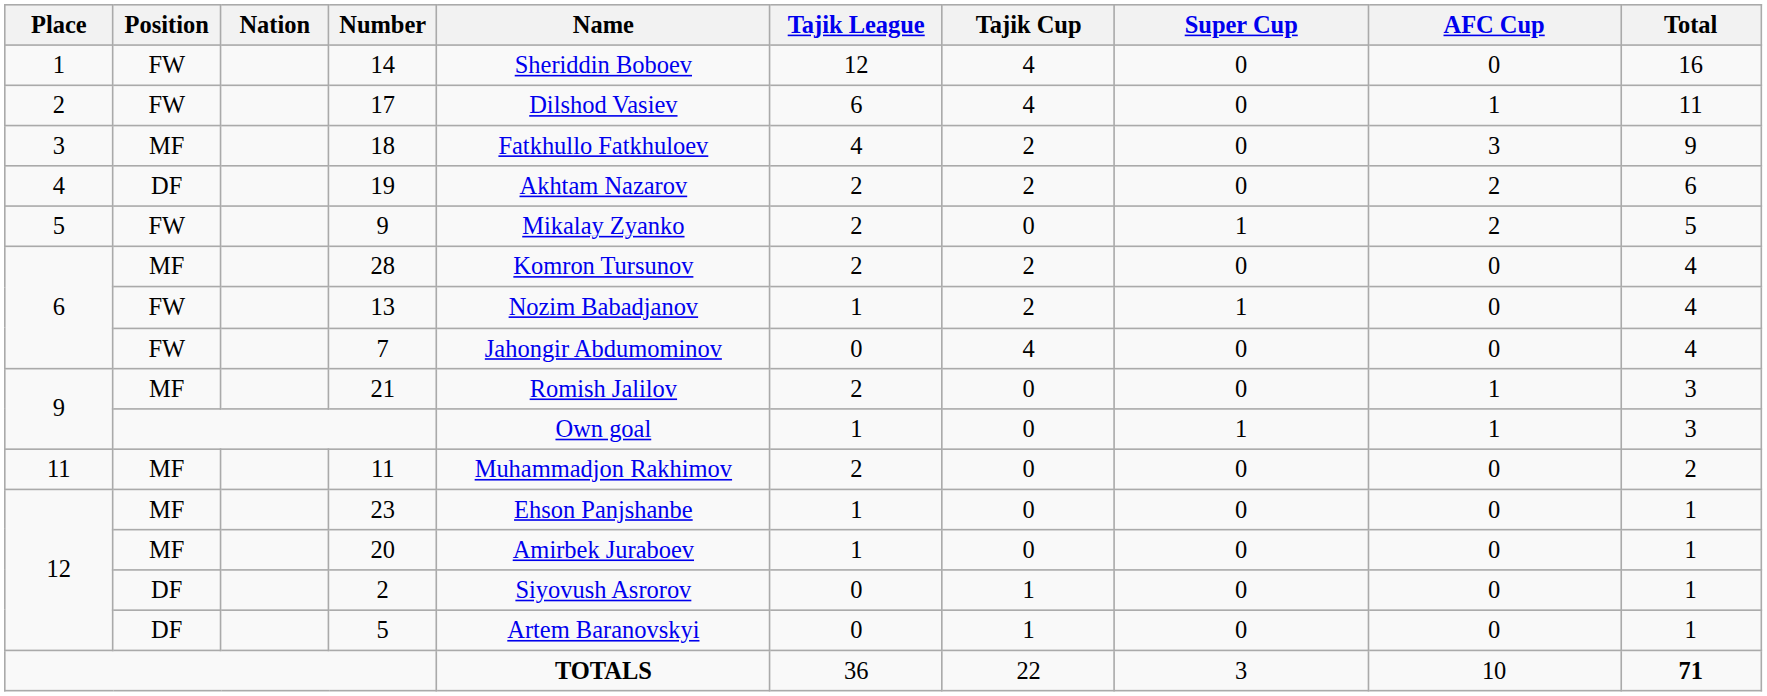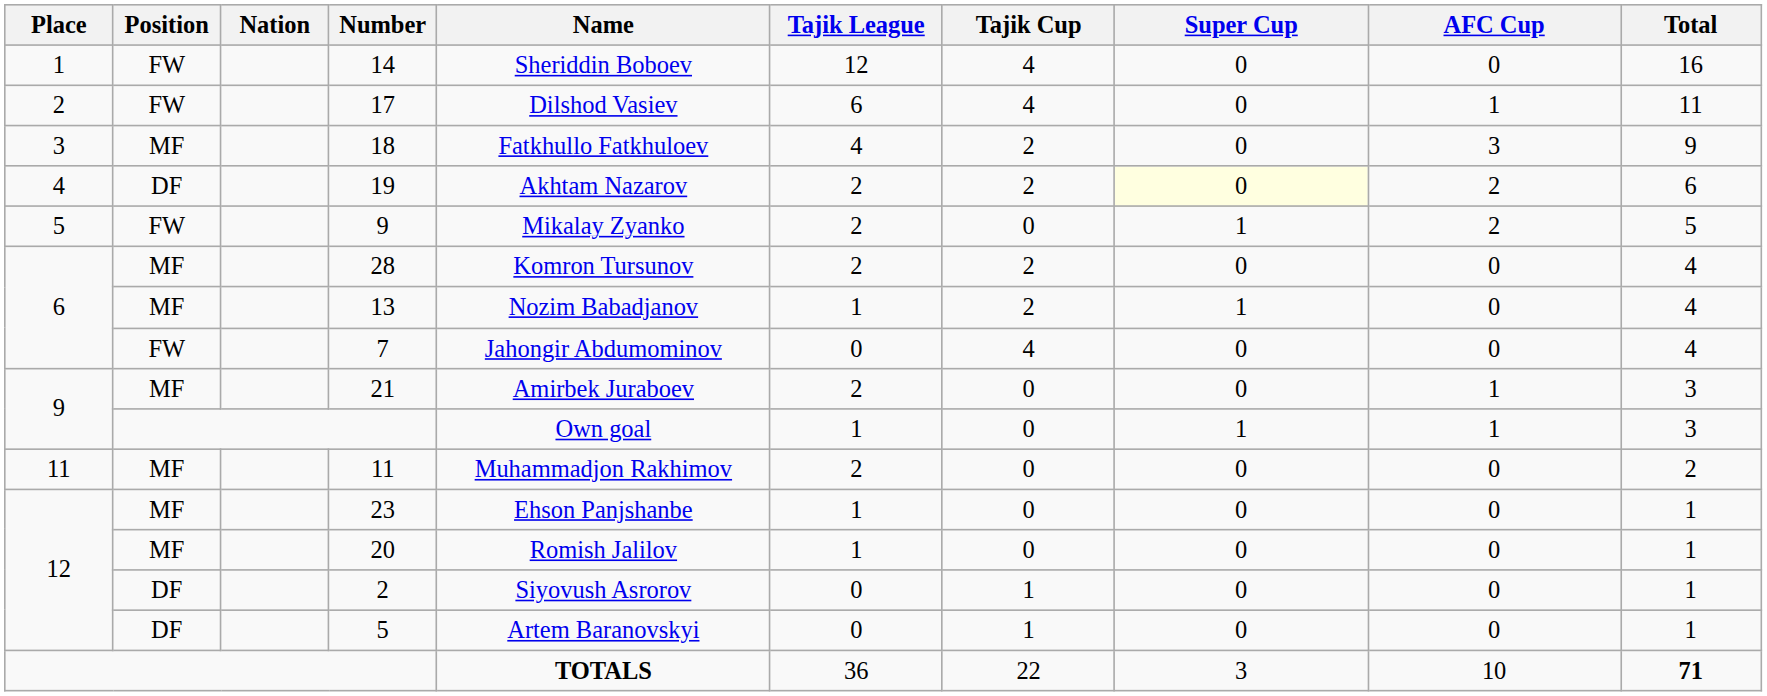(1241, 186) no background -> (1241, 186) lightyellow background
(167, 307) FW -> (167, 307) MF
(603, 388) Romish Jalilov -> (603, 388) Amirbek Juraboev
(603, 549) Amirbek Juraboev -> (603, 549) Romish Jalilov
